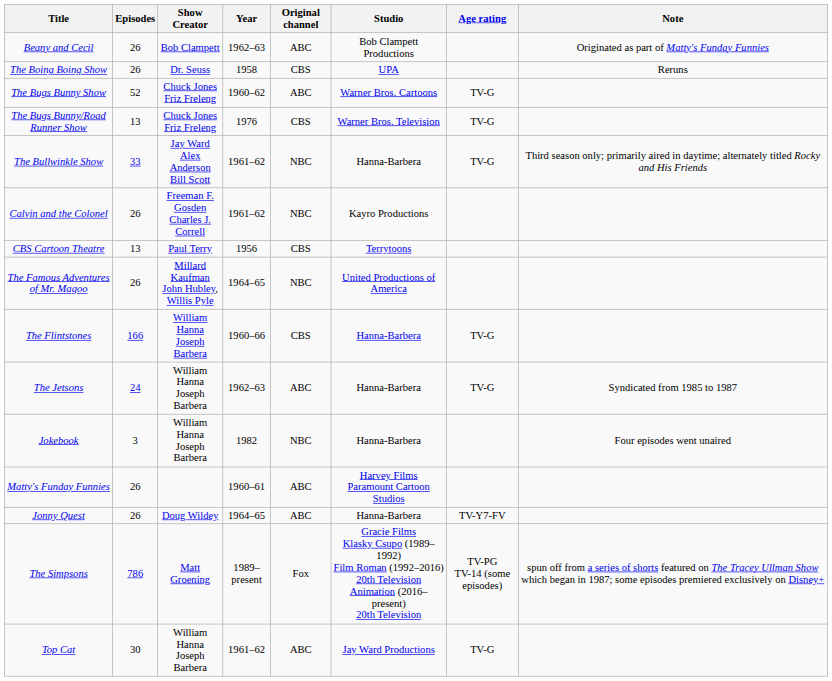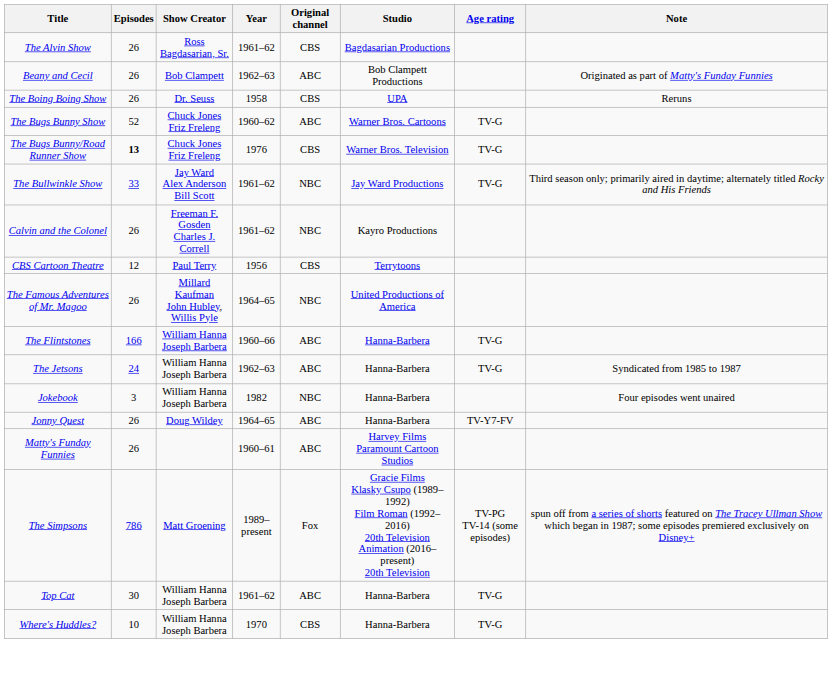+ row: (58, 47)
(135, 121) normal -> (134, 150) bold
(389, 161) Hanna-Barbera -> (397, 184) Jay Ward Productions
(135, 248) 13 -> (134, 265) 12
(301, 335) CBS -> (310, 340) ABC
rows swapped: (59, 515) <-> (59, 487)
(389, 650) Jay Ward Productions -> (397, 595) Hanna-Barbera
+ row: (58, 624)
